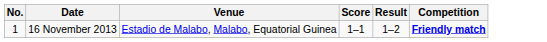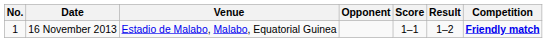+ column: (366, 12)
